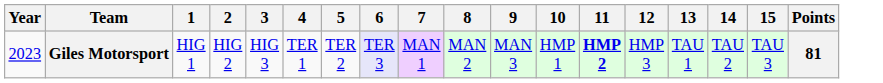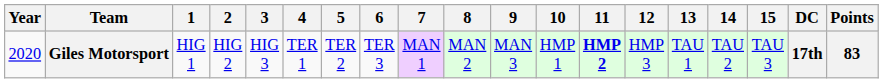+ column: (807, 17)
(25, 54) 2023 -> (25, 54) 2020
(379, 54) lavender background -> (379, 54) no background
(813, 54) 81 -> (852, 54) 83
